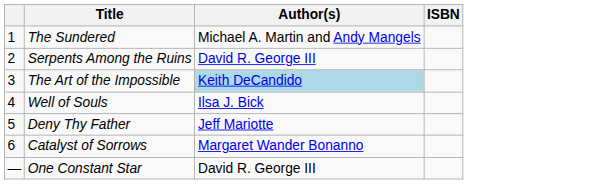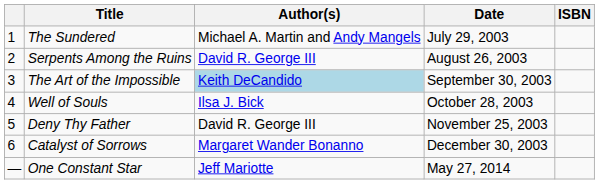+ column: (489, 15)
(236, 124) Jeff Mariotte -> (257, 124) David R. George III
(257, 168) David R. George III -> (236, 168) Jeff Mariotte
